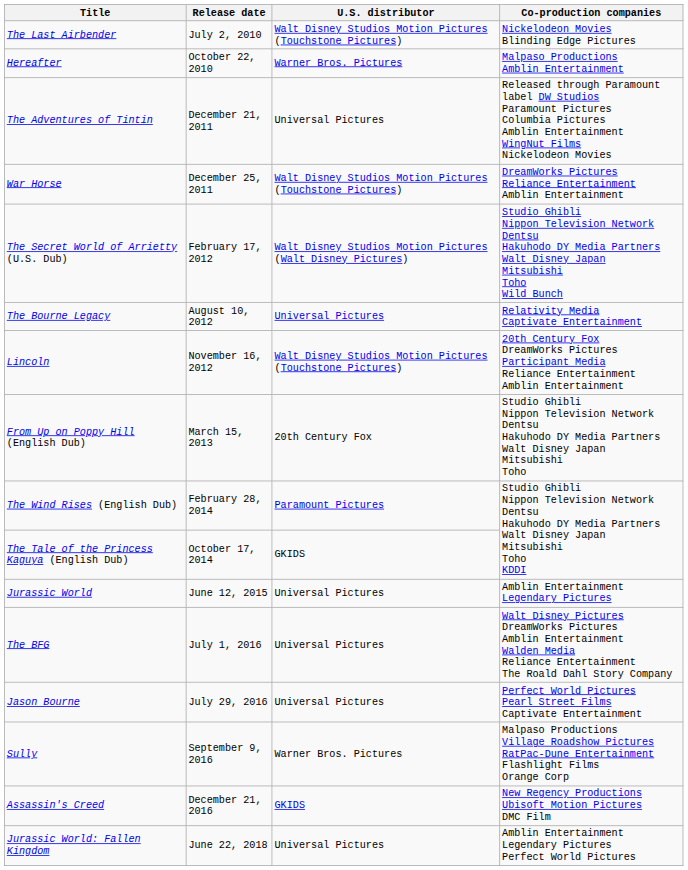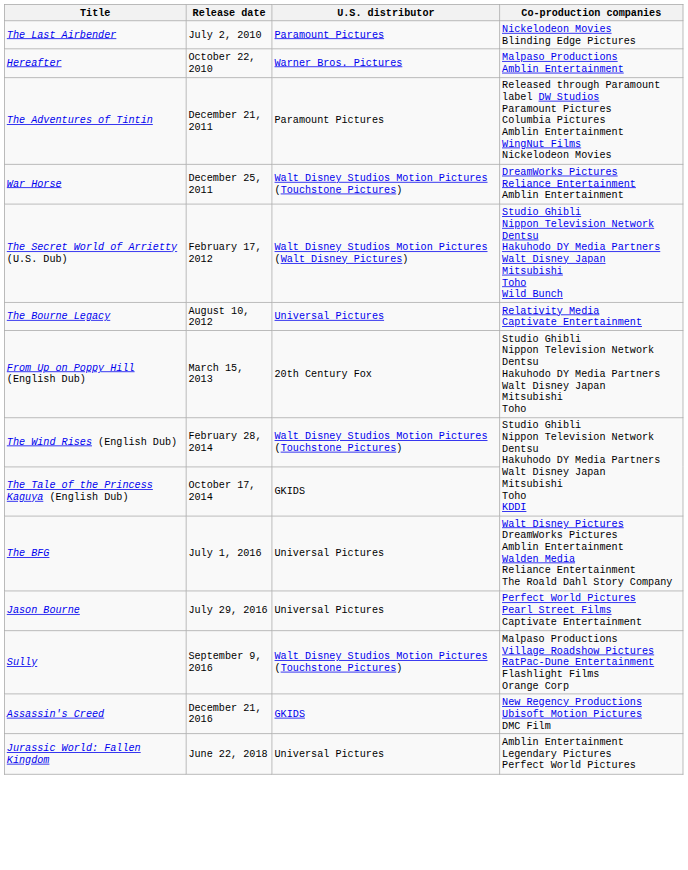(381, 35) Walt Disney Studios Motion Pictures (Touchstone Pictures) -> (329, 35) Paramount Pictures
(329, 121) Universal Pictures -> (329, 121) Paramount Pictures
- row: (28, 362)
(329, 505) Paramount Pictures -> (381, 442) Walt Disney Studios Motion Pictures (Touchstone Pictures)
- row: (49, 593)
(338, 754) Warner Bros. Pictures -> (381, 662) Walt Disney Studios Motion Pictures (Touchstone Pictures)
